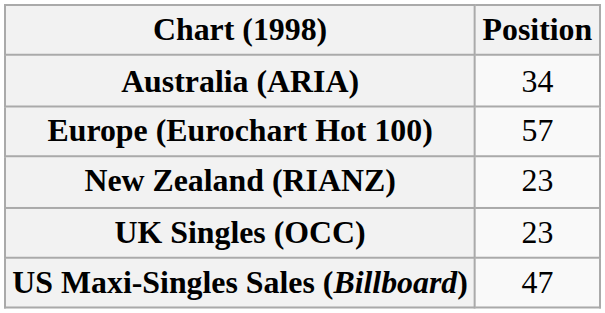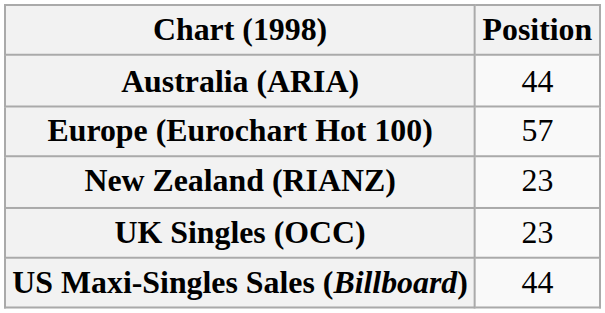(537, 80) 34 -> (537, 80) 44
(537, 282) 47 -> (537, 282) 44
